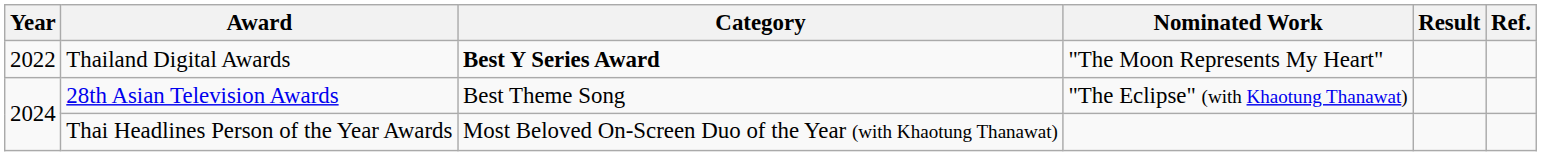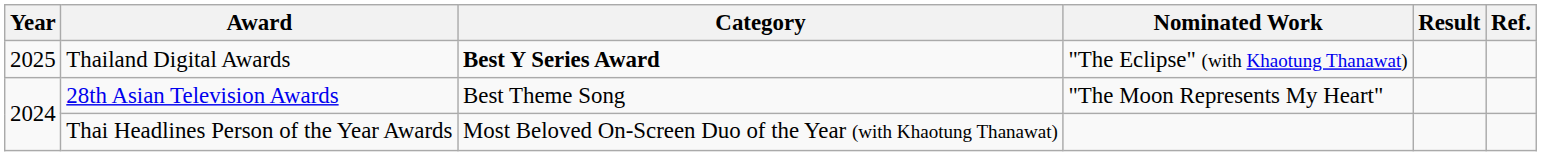(33, 58) 2022 -> (33, 58) 2025
(1226, 58) "The Moon Represents My Heart" -> (1238, 58) "The Eclipse" (with Khaotung Thanawat)
(1238, 95) "The Eclipse" (with Khaotung Thanawat) -> (1226, 95) "The Moon Represents My Heart"
